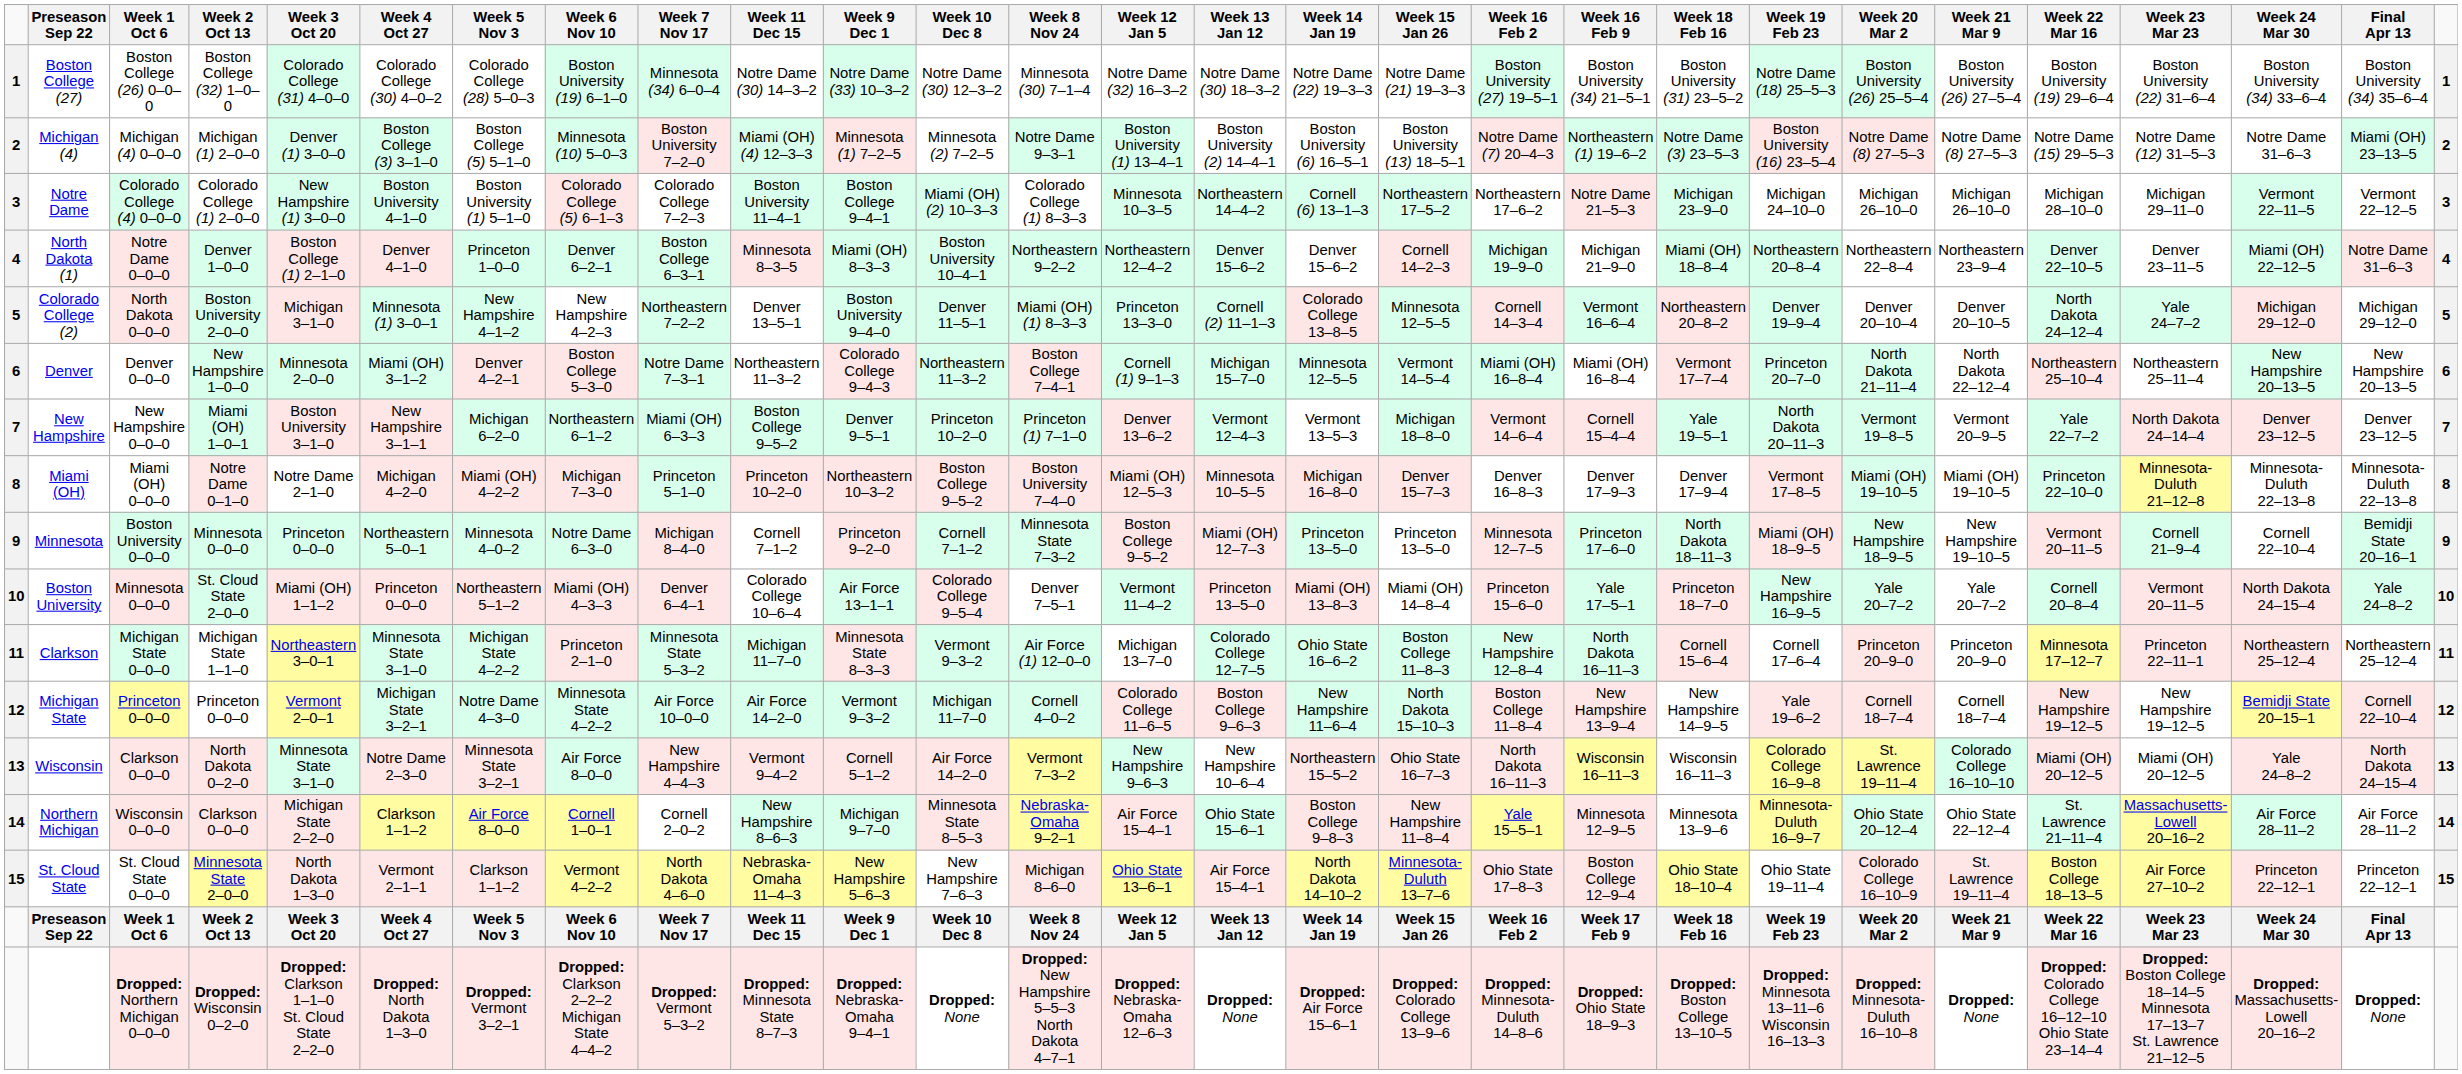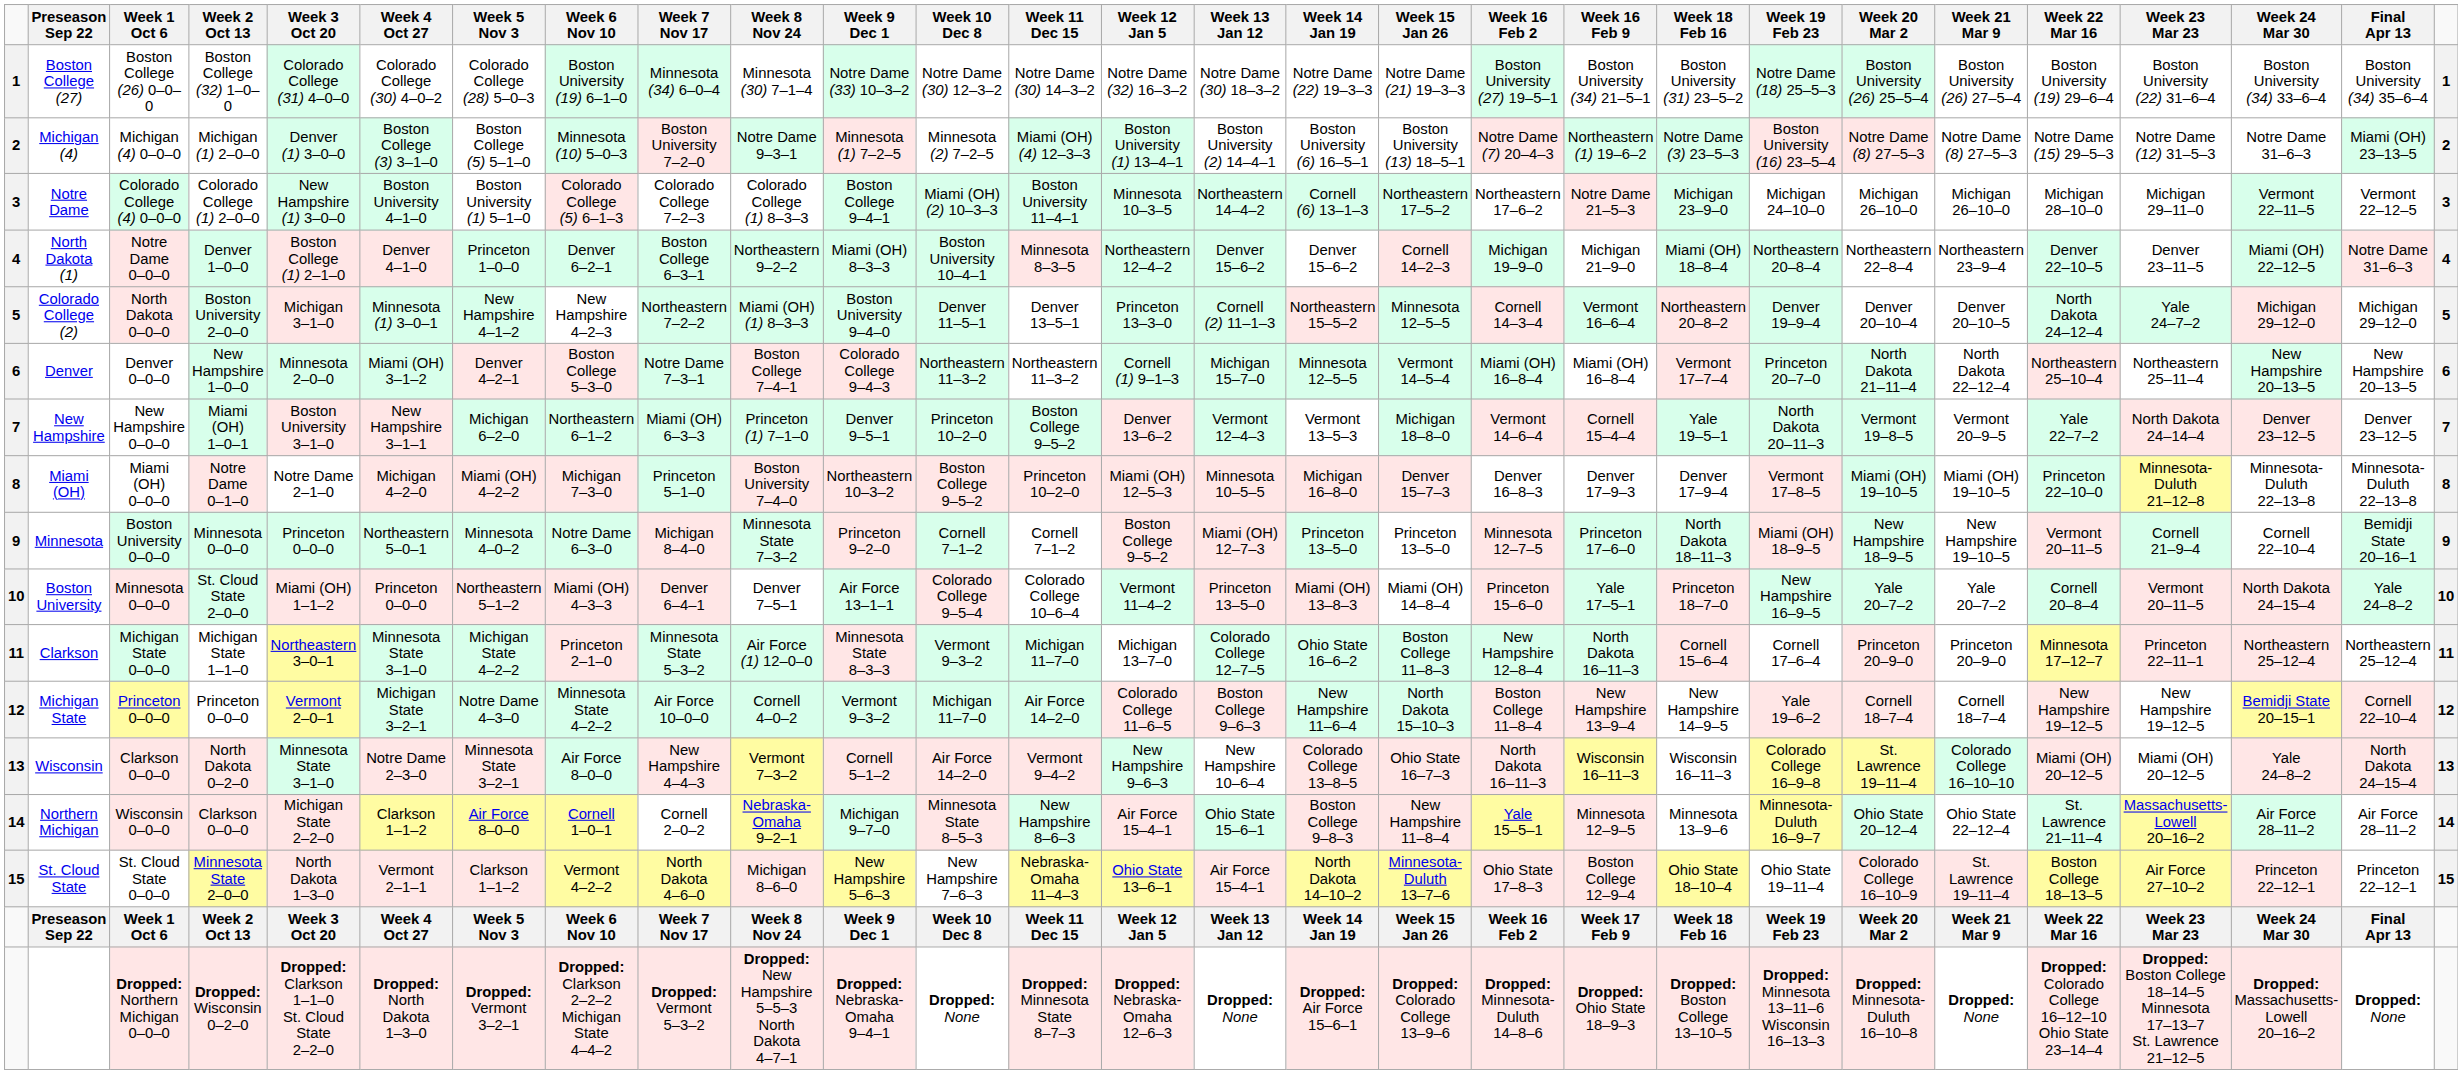columns swapped: (1055, 25) <-> (777, 25)
(1333, 315) Colorado College 13–8–5 -> (1333, 315) Northeastern 15–5–2
(1333, 766) Northeastern 15–5–2 -> (1333, 766) Colorado College 13–8–5
